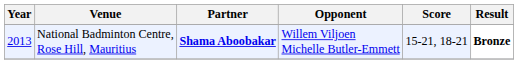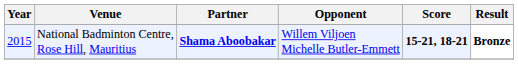(19, 41) 2013 -> (19, 41) 2015
(437, 41) normal -> (437, 41) bold
